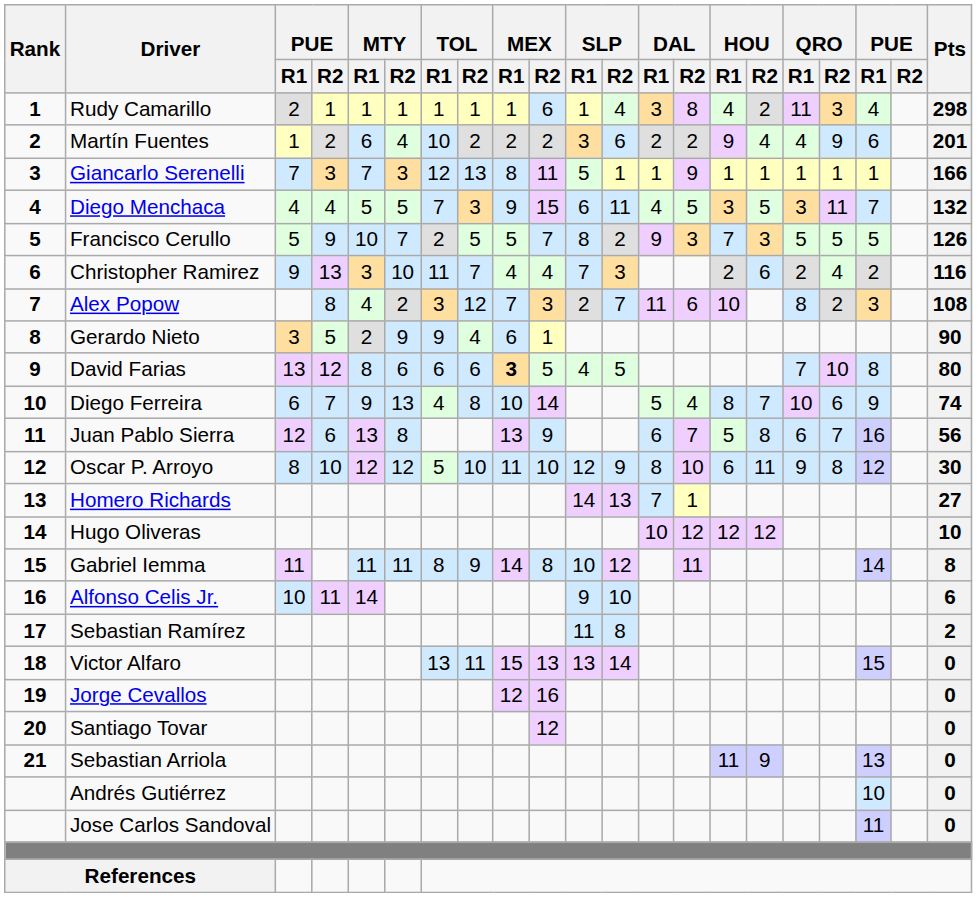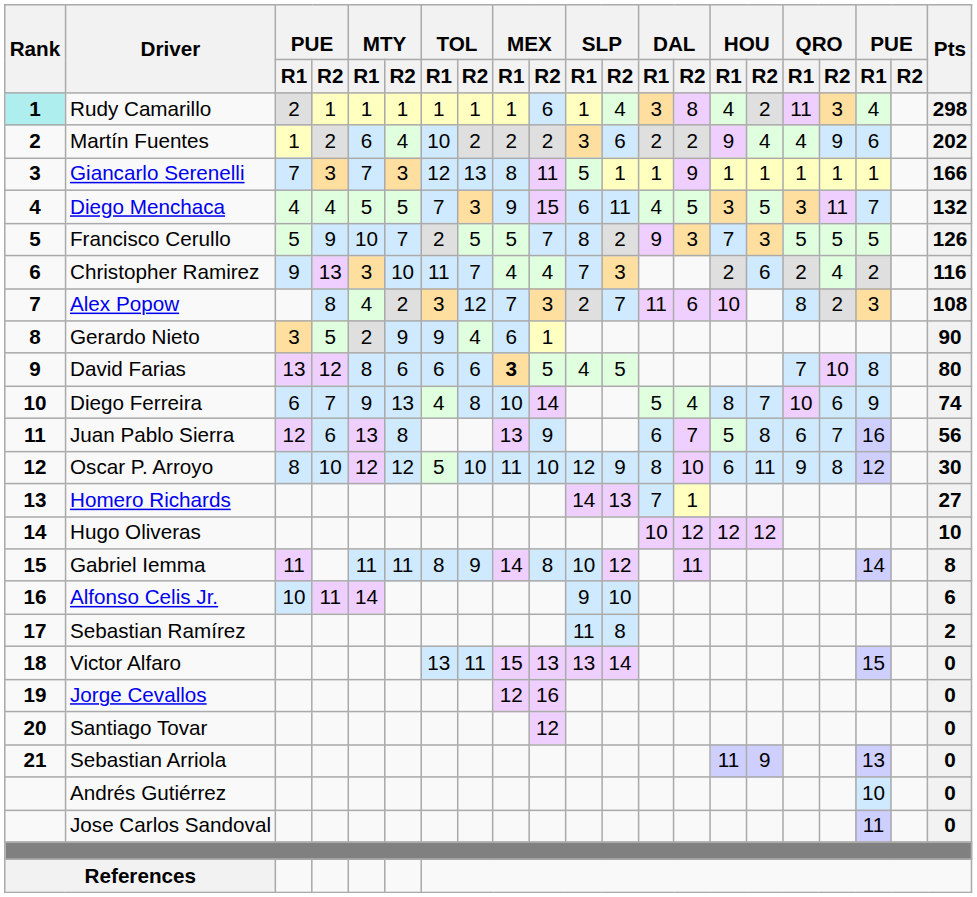(35, 109) no background -> (35, 109) paleturquoise background
(950, 141) 201 -> (950, 141) 202
